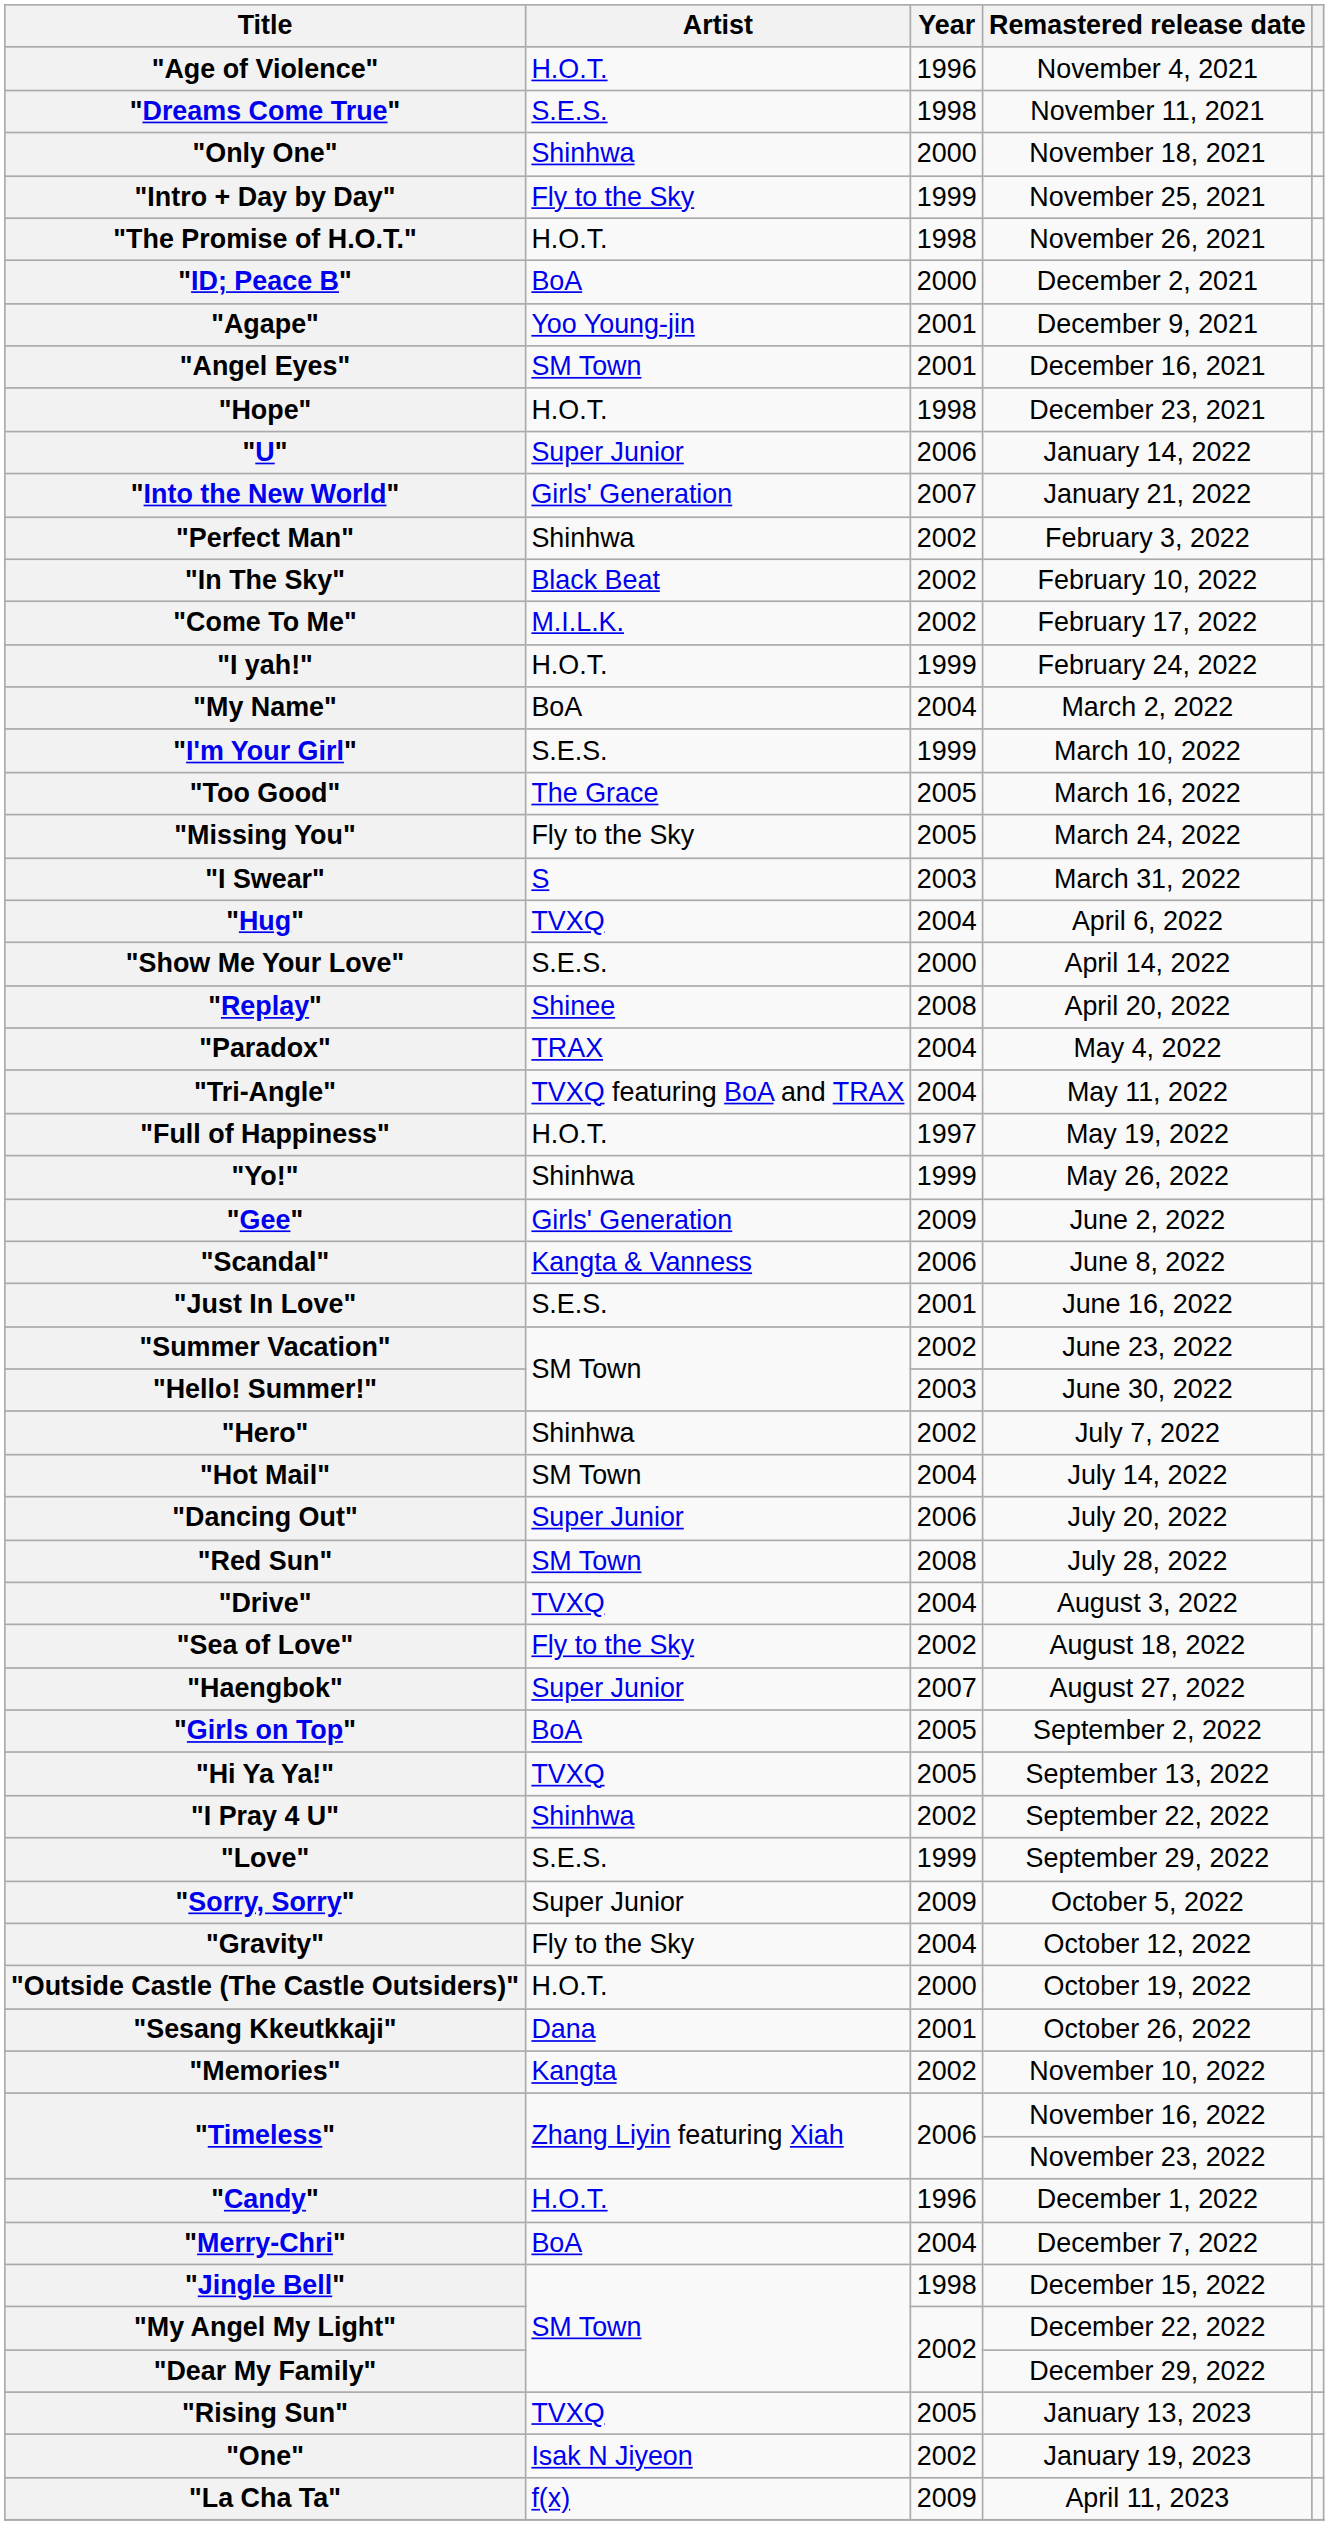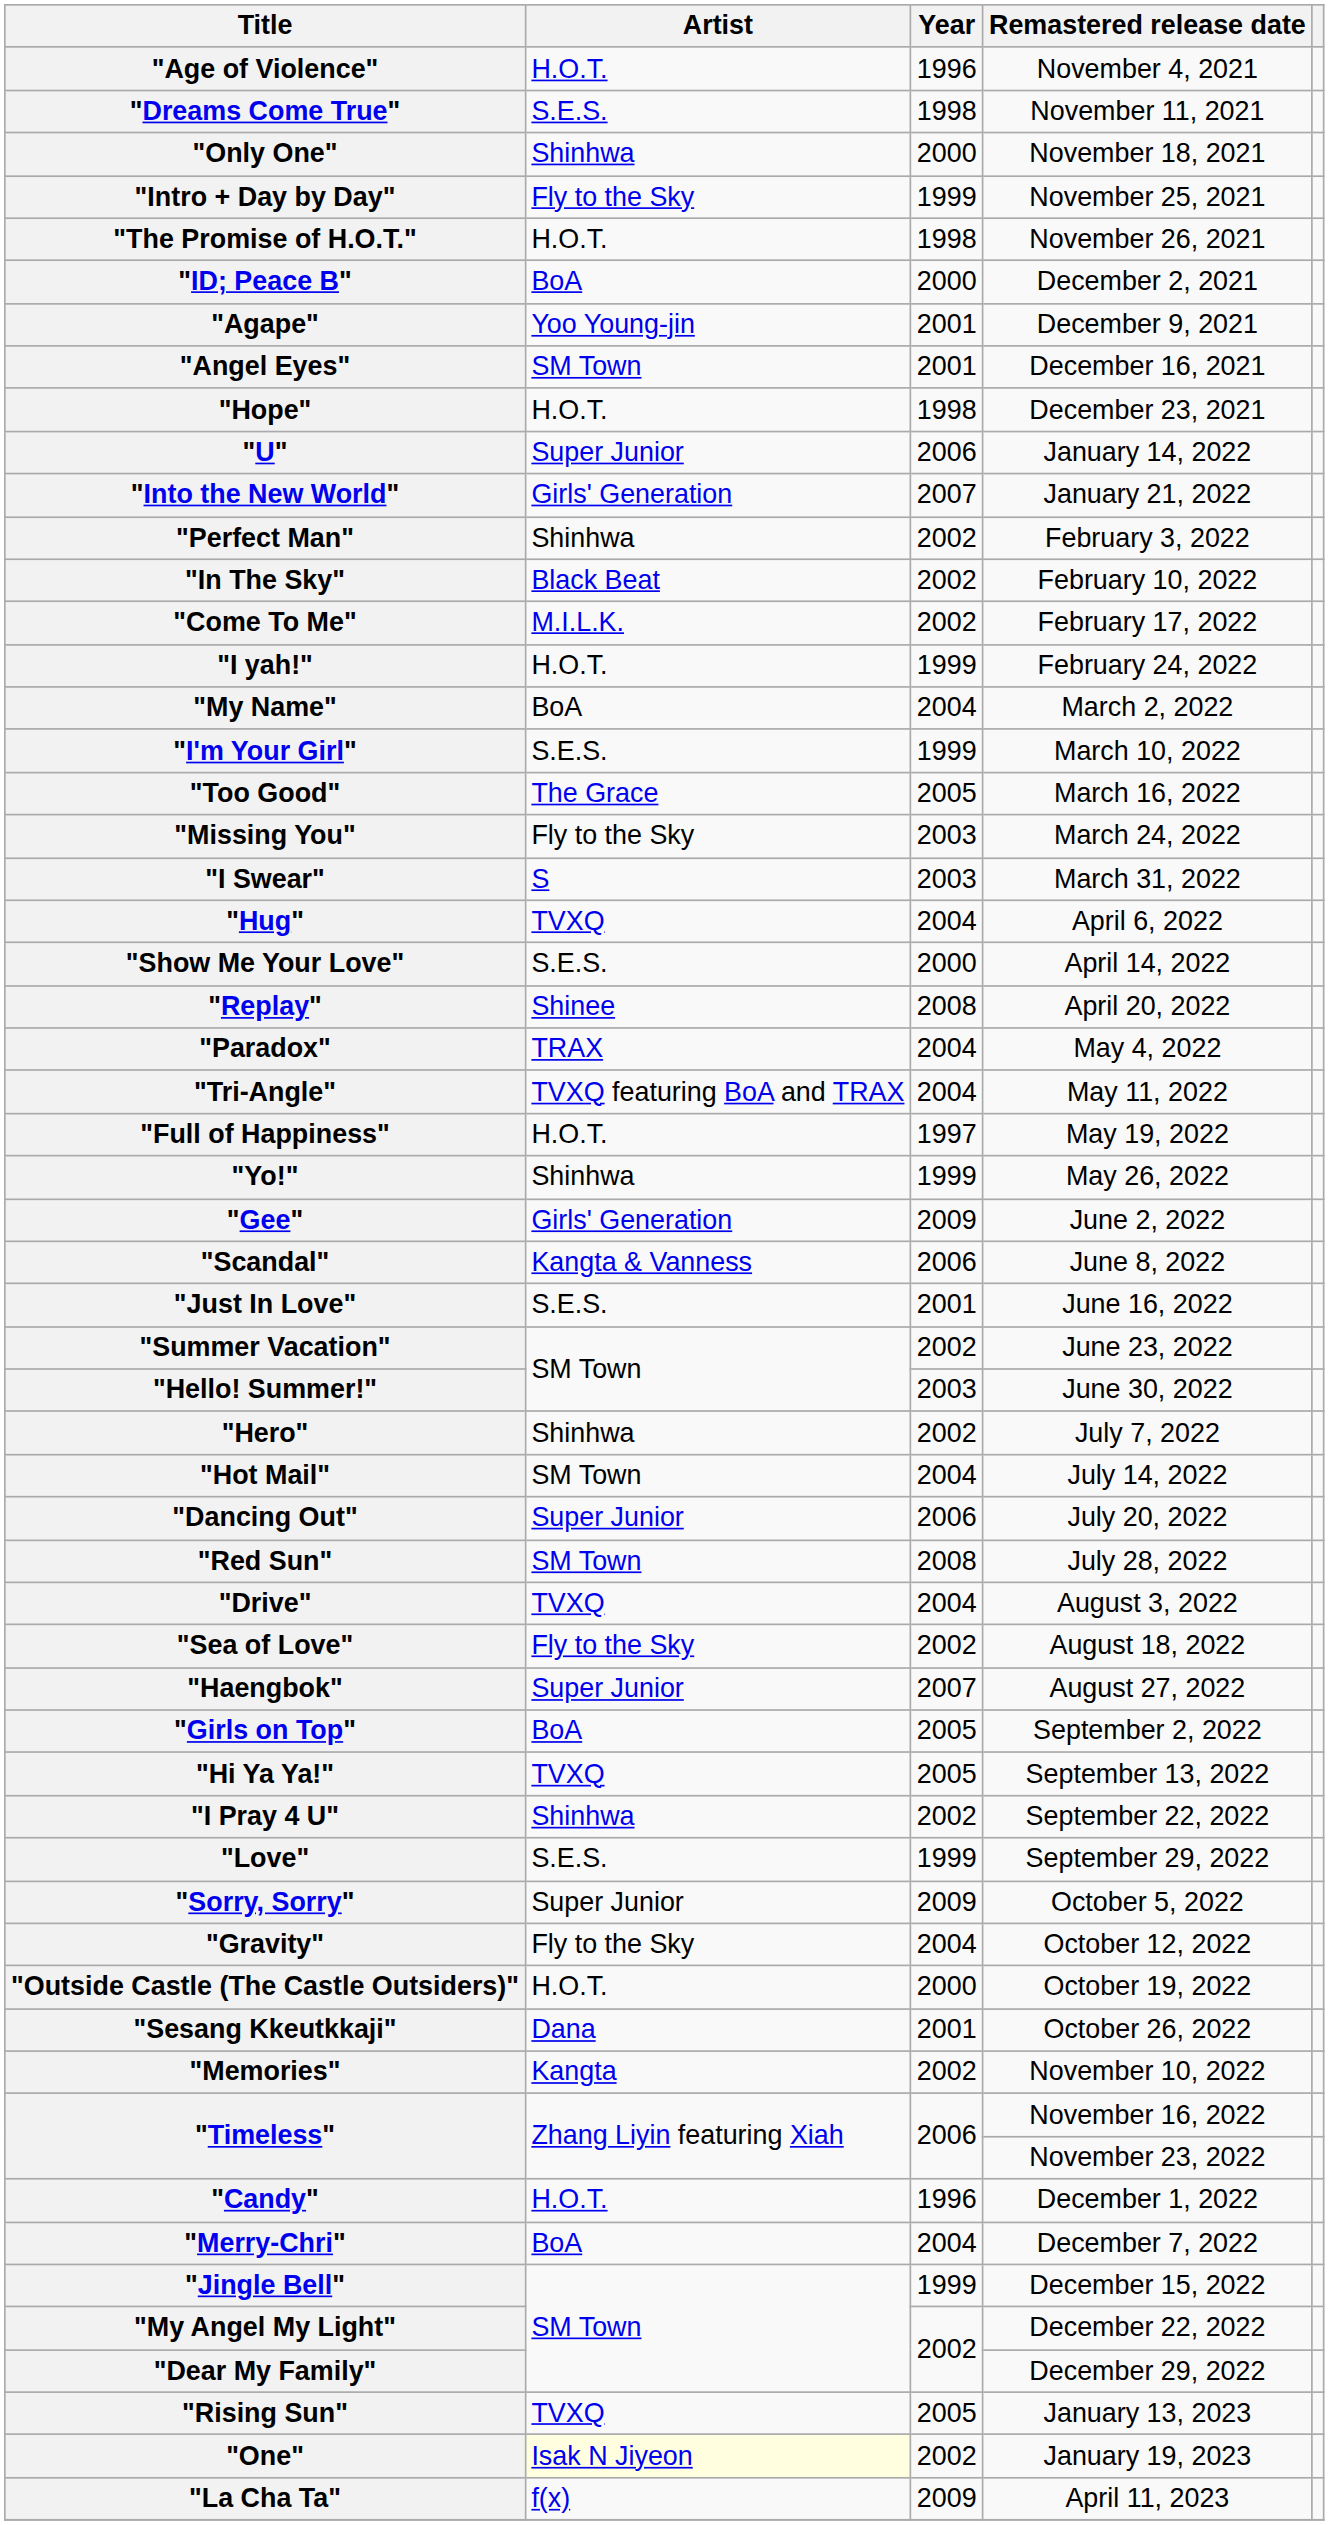(947, 835) 2005 -> (947, 835) 2003
(947, 2285) 1998 -> (947, 2285) 1999
(612, 2455) no background -> (612, 2455) lightyellow background
